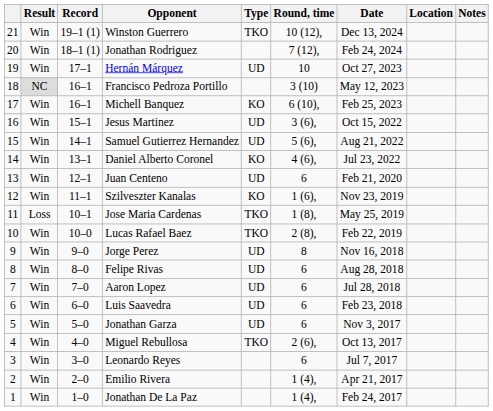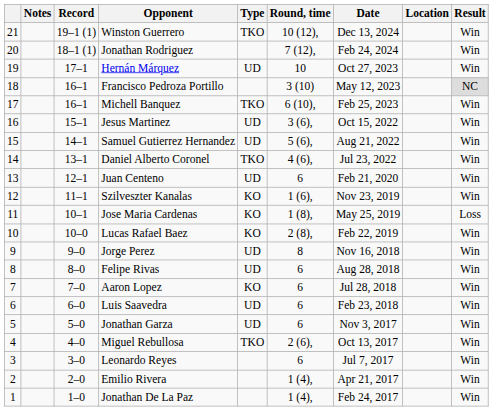columns swapped: (40, 13) <-> (472, 13)
(256, 104) KO -> (252, 104) TKO
(256, 159) KO -> (252, 159) TKO
(256, 214) TKO -> (252, 214) KO
(256, 232) TKO -> (252, 232) KO
(256, 287) UD -> (252, 287) KO
